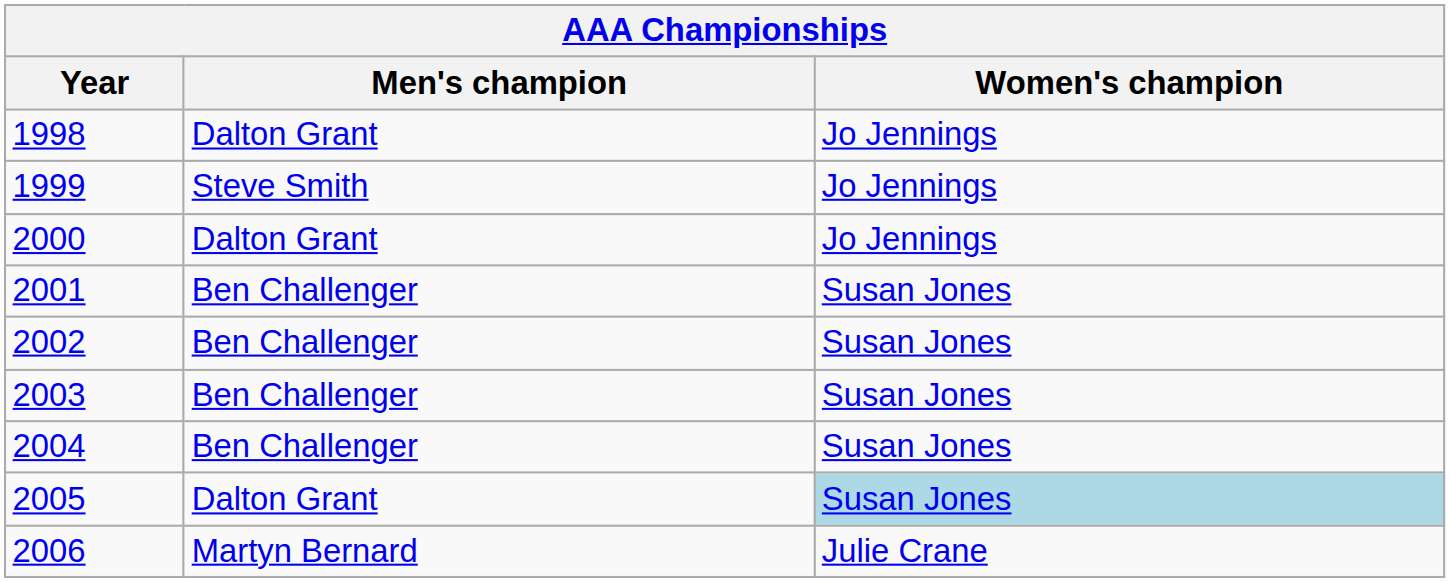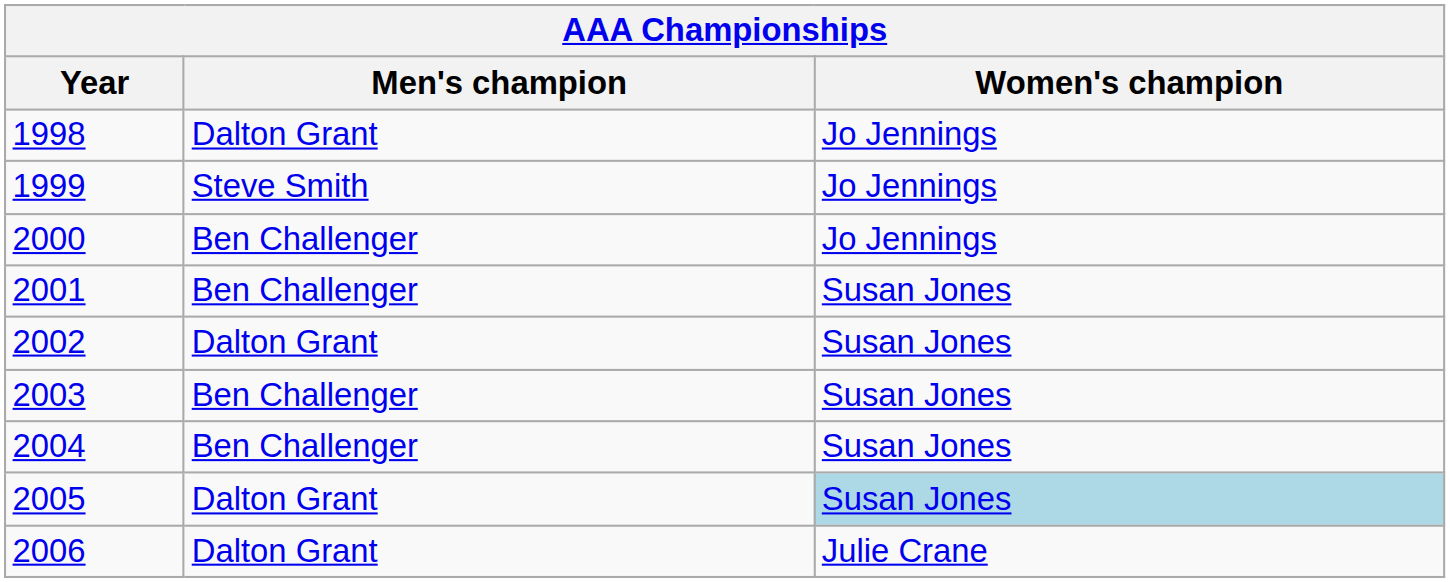(285, 238) Dalton Grant -> (305, 238) Ben Challenger
(305, 342) Ben Challenger -> (285, 342) Dalton Grant
(305, 550) Martyn Bernard -> (285, 550) Dalton Grant
